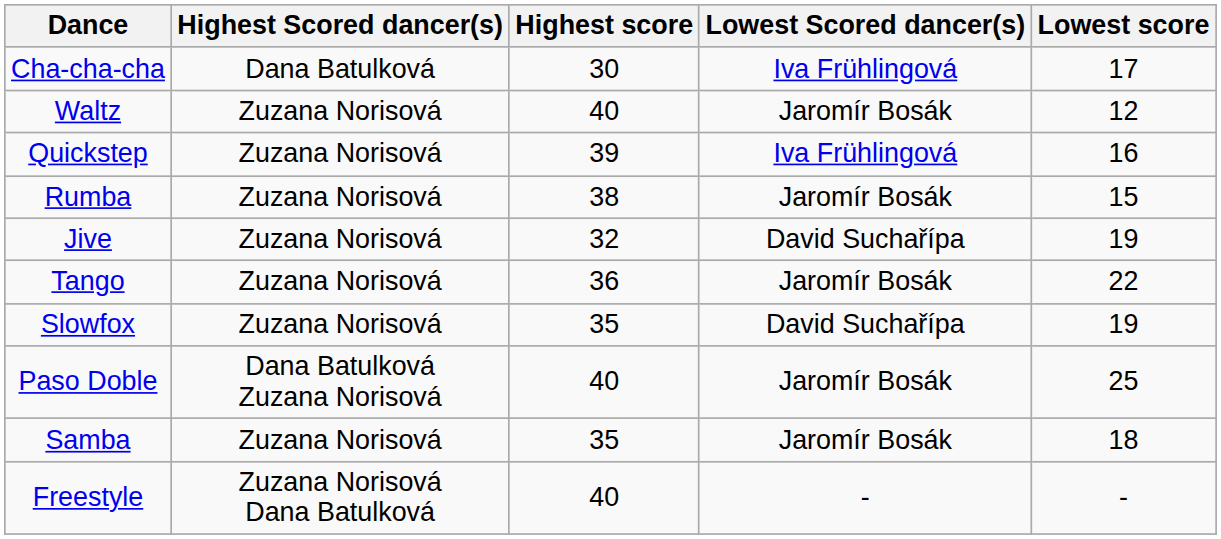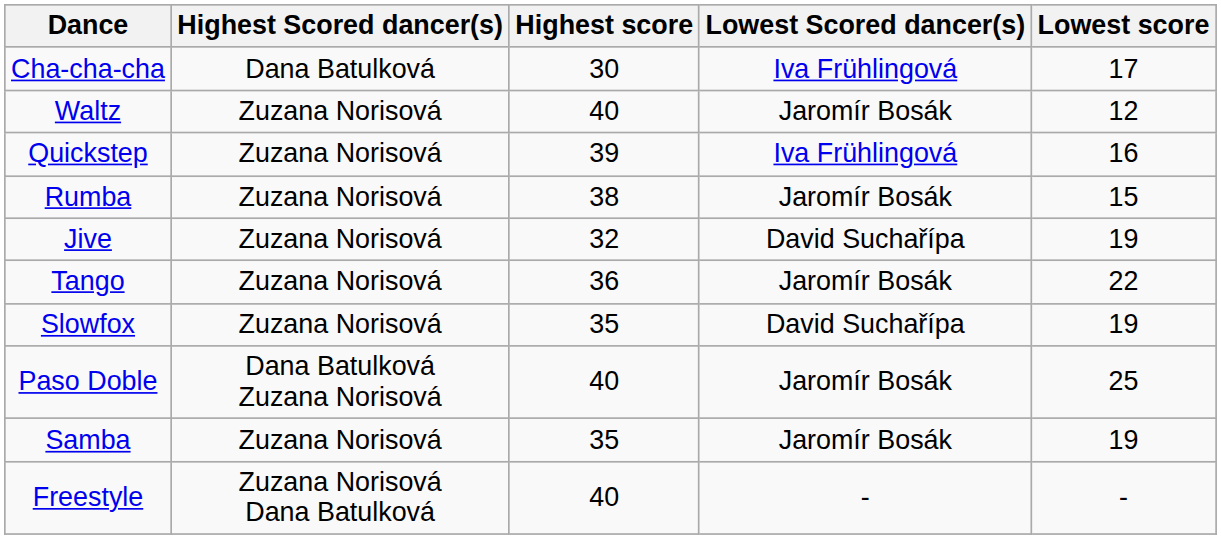(1123, 439) 18 -> (1123, 439) 19
